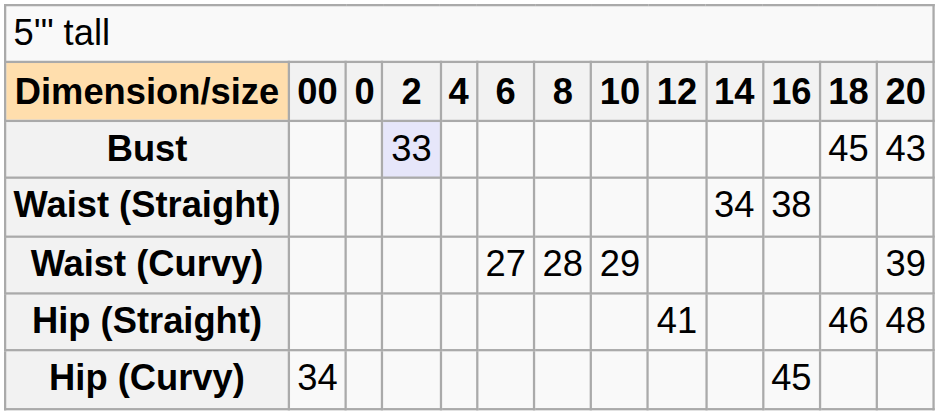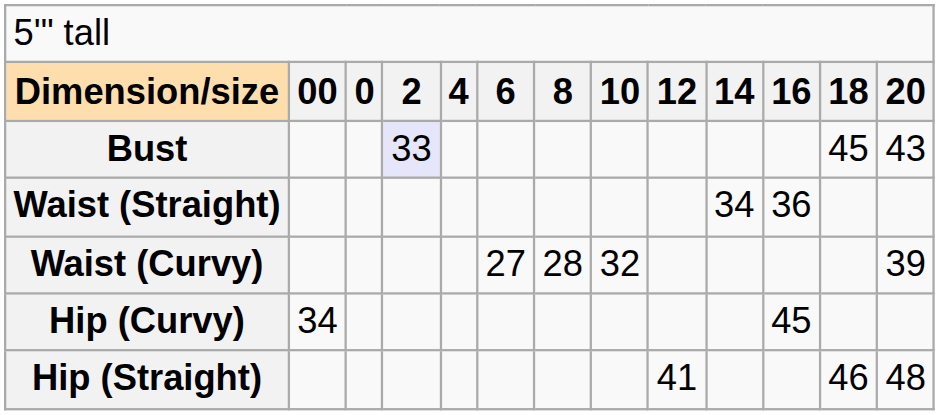(791, 206) 38 -> (791, 206) 36
(620, 263) 29 -> (620, 263) 32
rows swapped: (147, 321) <-> (147, 378)
